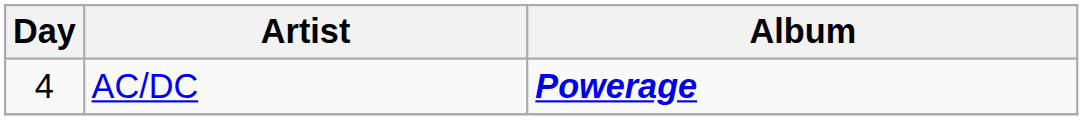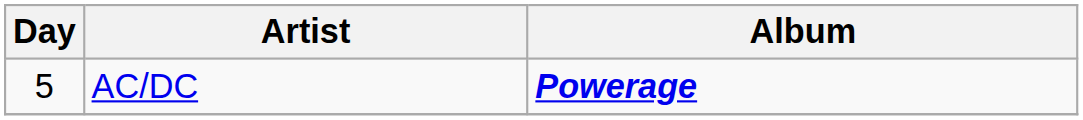(44, 85) 4 -> (44, 85) 5
